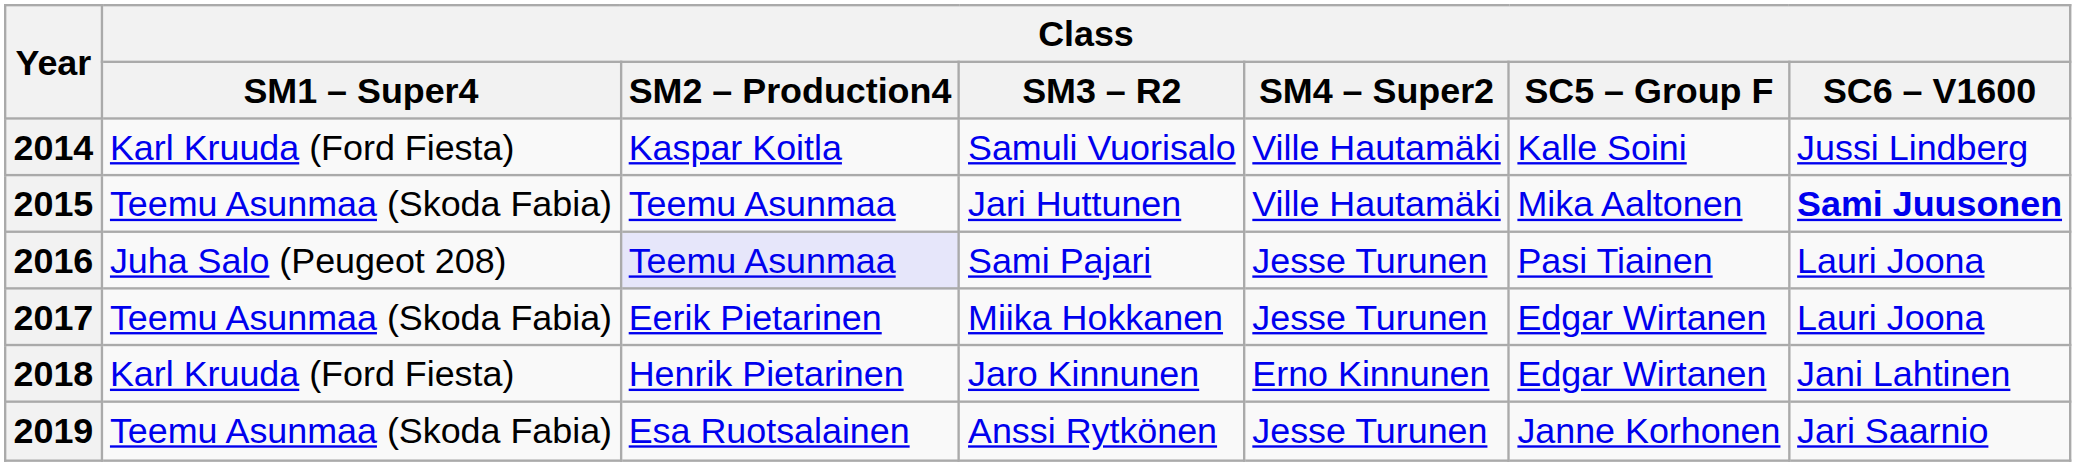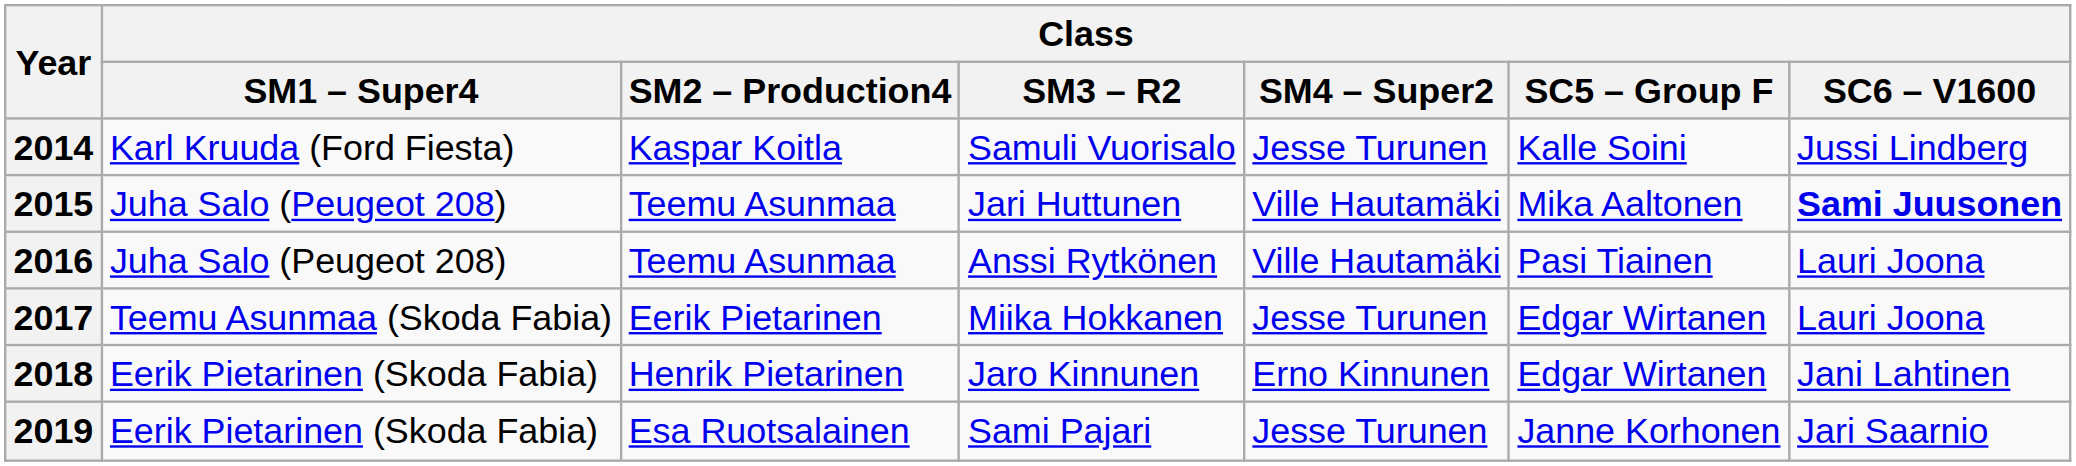(1377, 147) Ville Hautamäki -> (1370, 147) Jesse Turunen
(361, 204) Teemu Asunmaa (Skoda Fabia) -> (308, 204) Juha Salo (Peugeot 208)
(762, 261) lavender background -> (762, 261) no background
(1060, 261) Sami Pajari -> (1093, 261) Anssi Rytkönen
(1370, 261) Jesse Turunen -> (1377, 261) Ville Hautamäki
(312, 374) Karl Kruuda (Ford Fiesta) -> (354, 374) Eerik Pietarinen (Skoda Fabia)
(361, 431) Teemu Asunmaa (Skoda Fabia) -> (354, 431) Eerik Pietarinen (Skoda Fabia)
(1093, 431) Anssi Rytkönen -> (1060, 431) Sami Pajari
